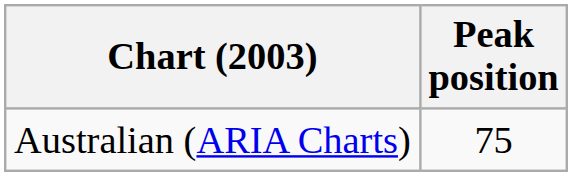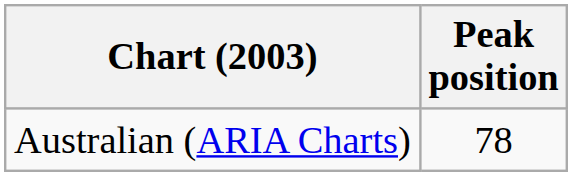(494, 139) 75 -> (494, 139) 78
